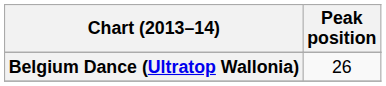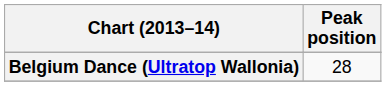(342, 66) 26 -> (342, 66) 28
